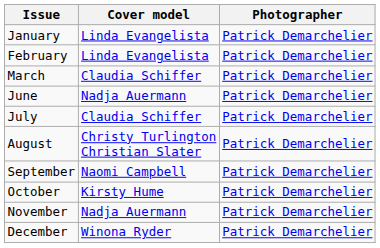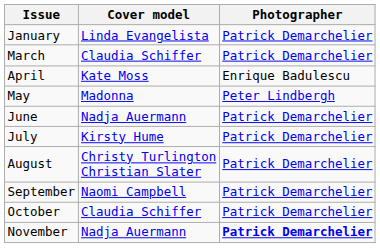- row: (38, 55)
+ row: (26, 76)
+ row: (19, 96)
(141, 116) Claudia Schiffer -> (122, 137) Kirsty Hume
(122, 192) Kirsty Hume -> (141, 212) Claudia Schiffer
(297, 212) normal -> (297, 232) bold
- row: (38, 232)
